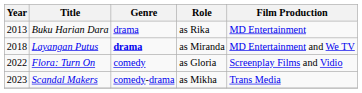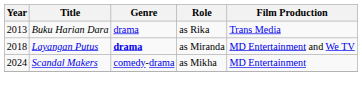(268, 29) MD Entertainment -> (255, 29) Trans Media
- row: (63, 63)
(17, 80) 2023 -> (17, 63) 2024
(255, 80) Trans Media -> (268, 63) MD Entertainment
